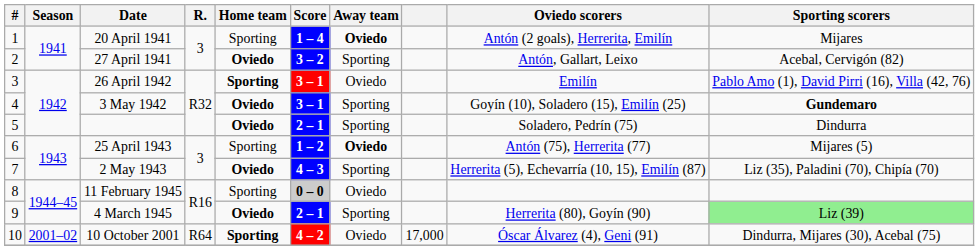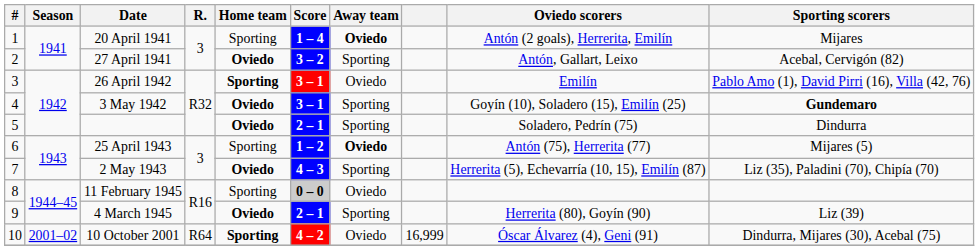(841, 213) lightgreen background -> (841, 213) no background
(425, 235) 17,000 -> (425, 235) 16,999
